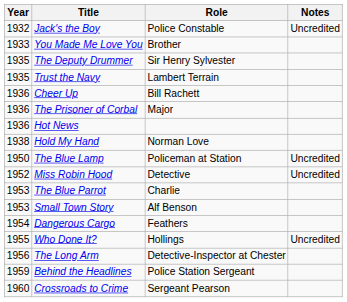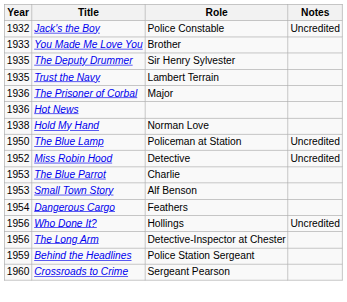- row: (56, 93)
(18, 239) 1955 -> (18, 223) 1956
